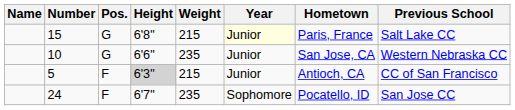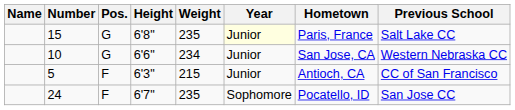(189, 34) 215 -> (189, 34) 235
(189, 54) 235 -> (189, 54) 234
(144, 74) lightgrey background -> (144, 74) no background
